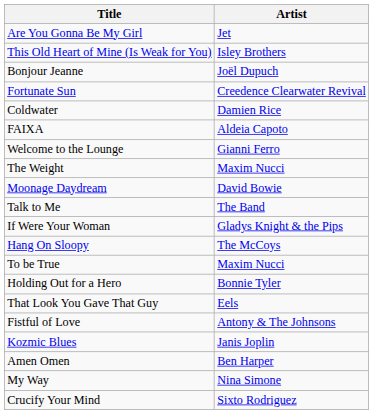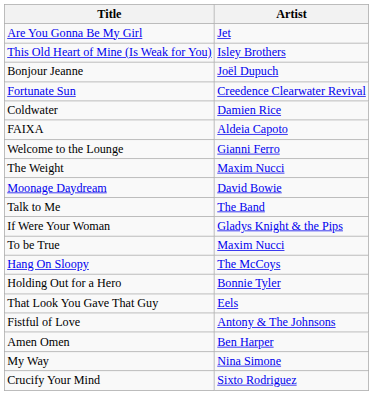rows swapped: (48, 245) <-> (33, 264)
- row: (42, 341)
